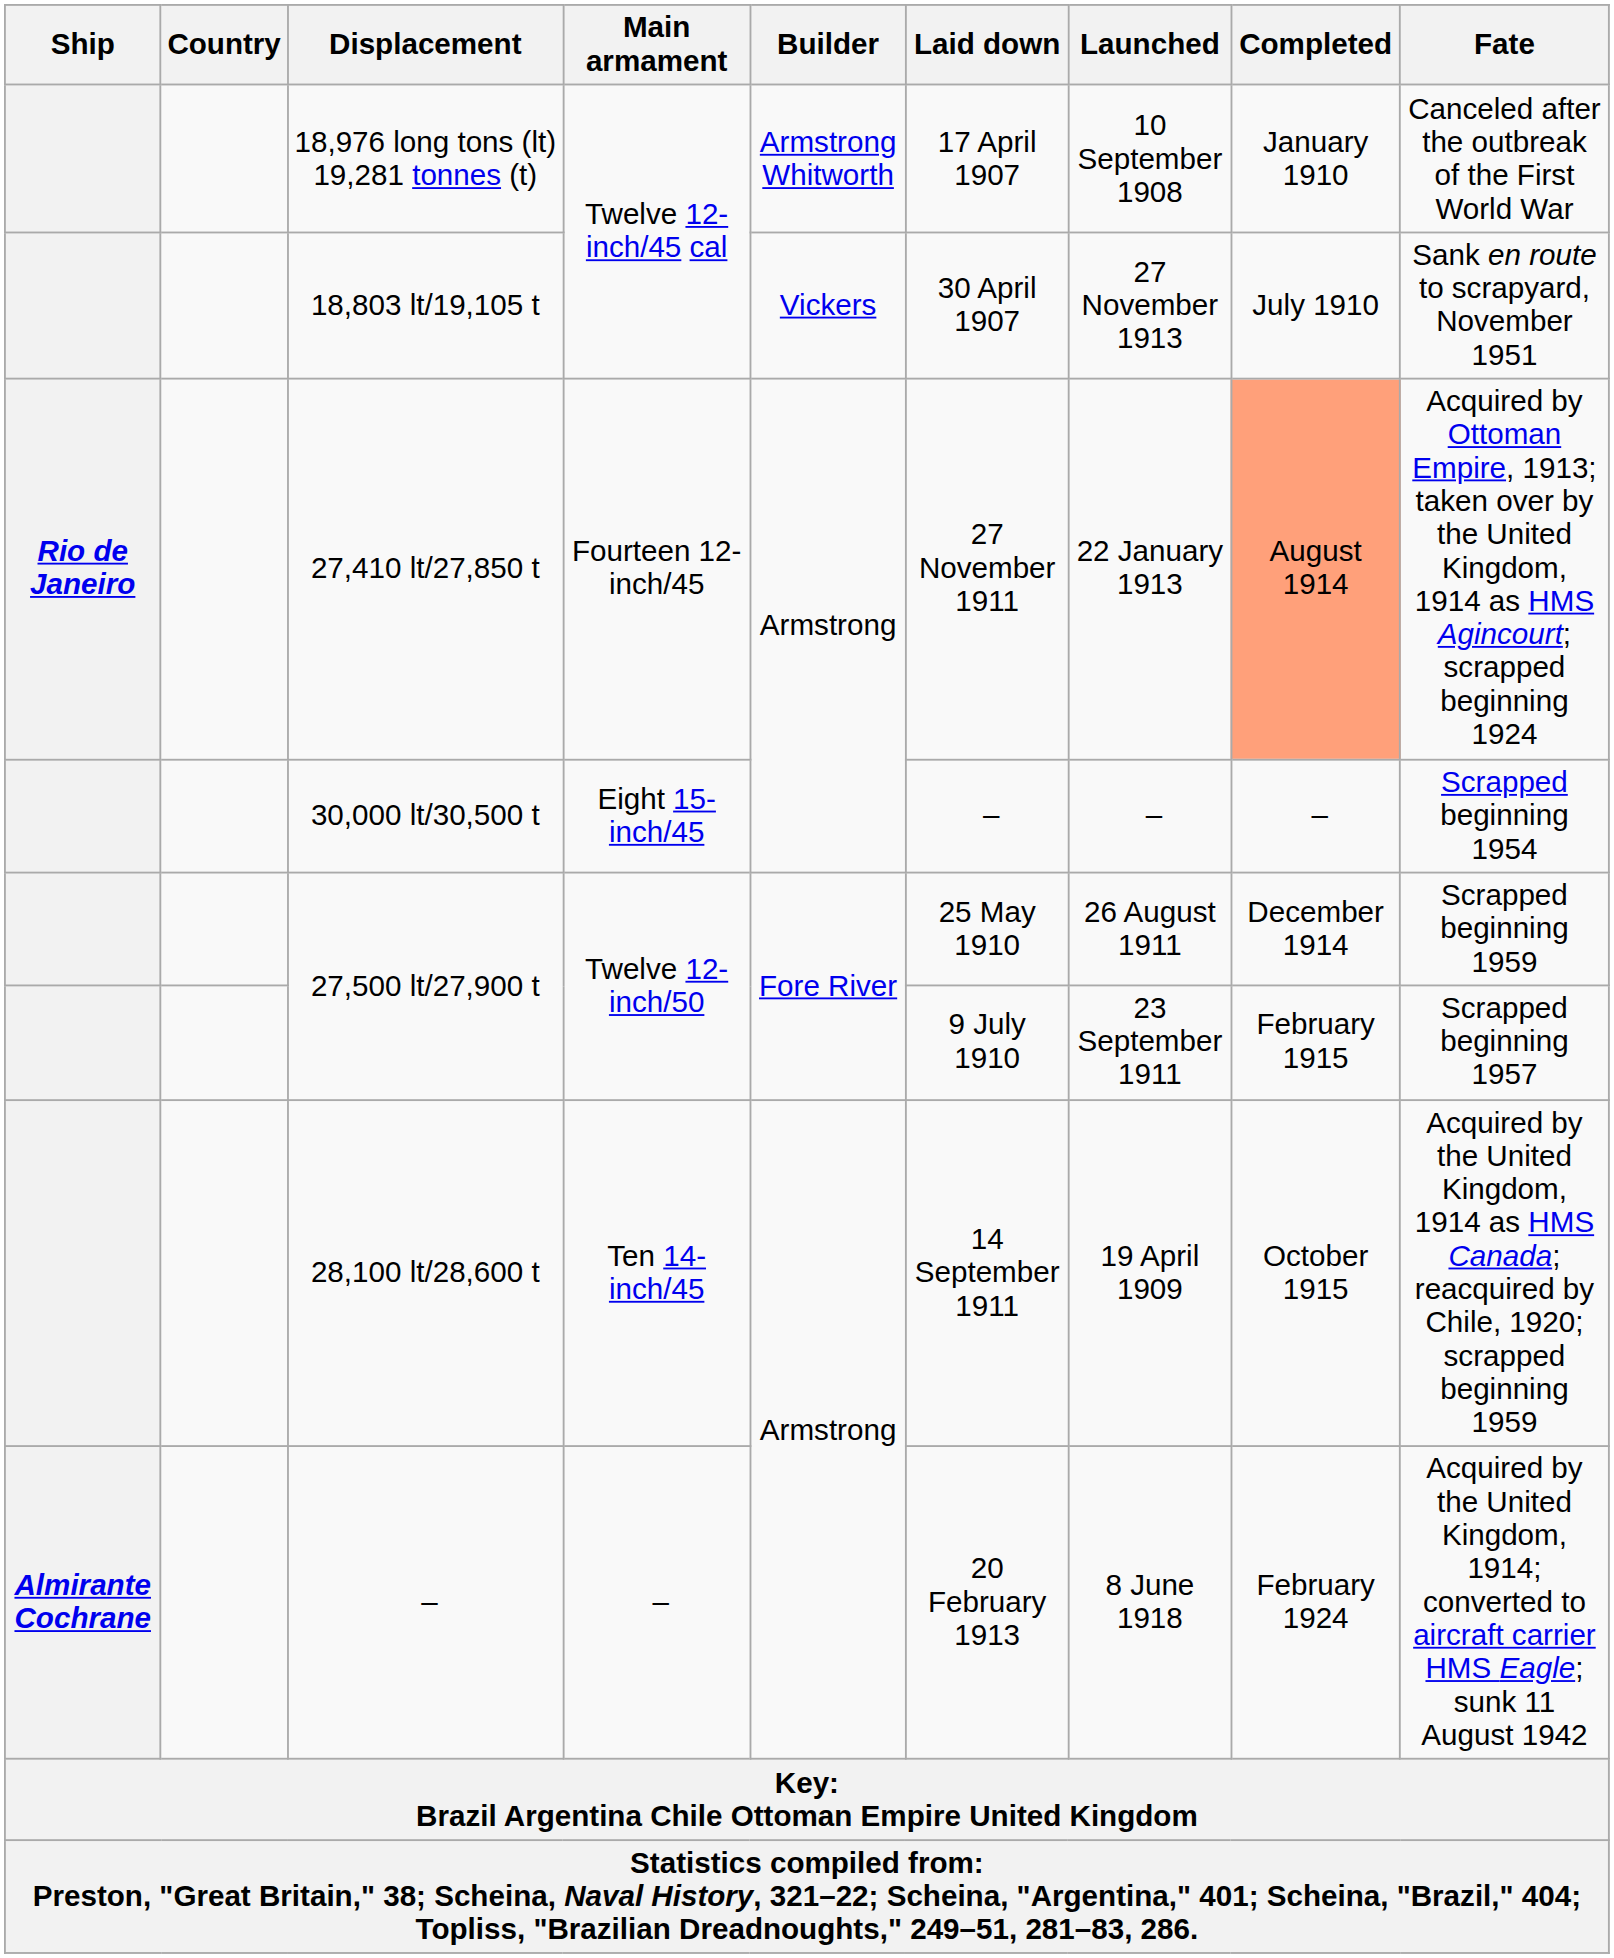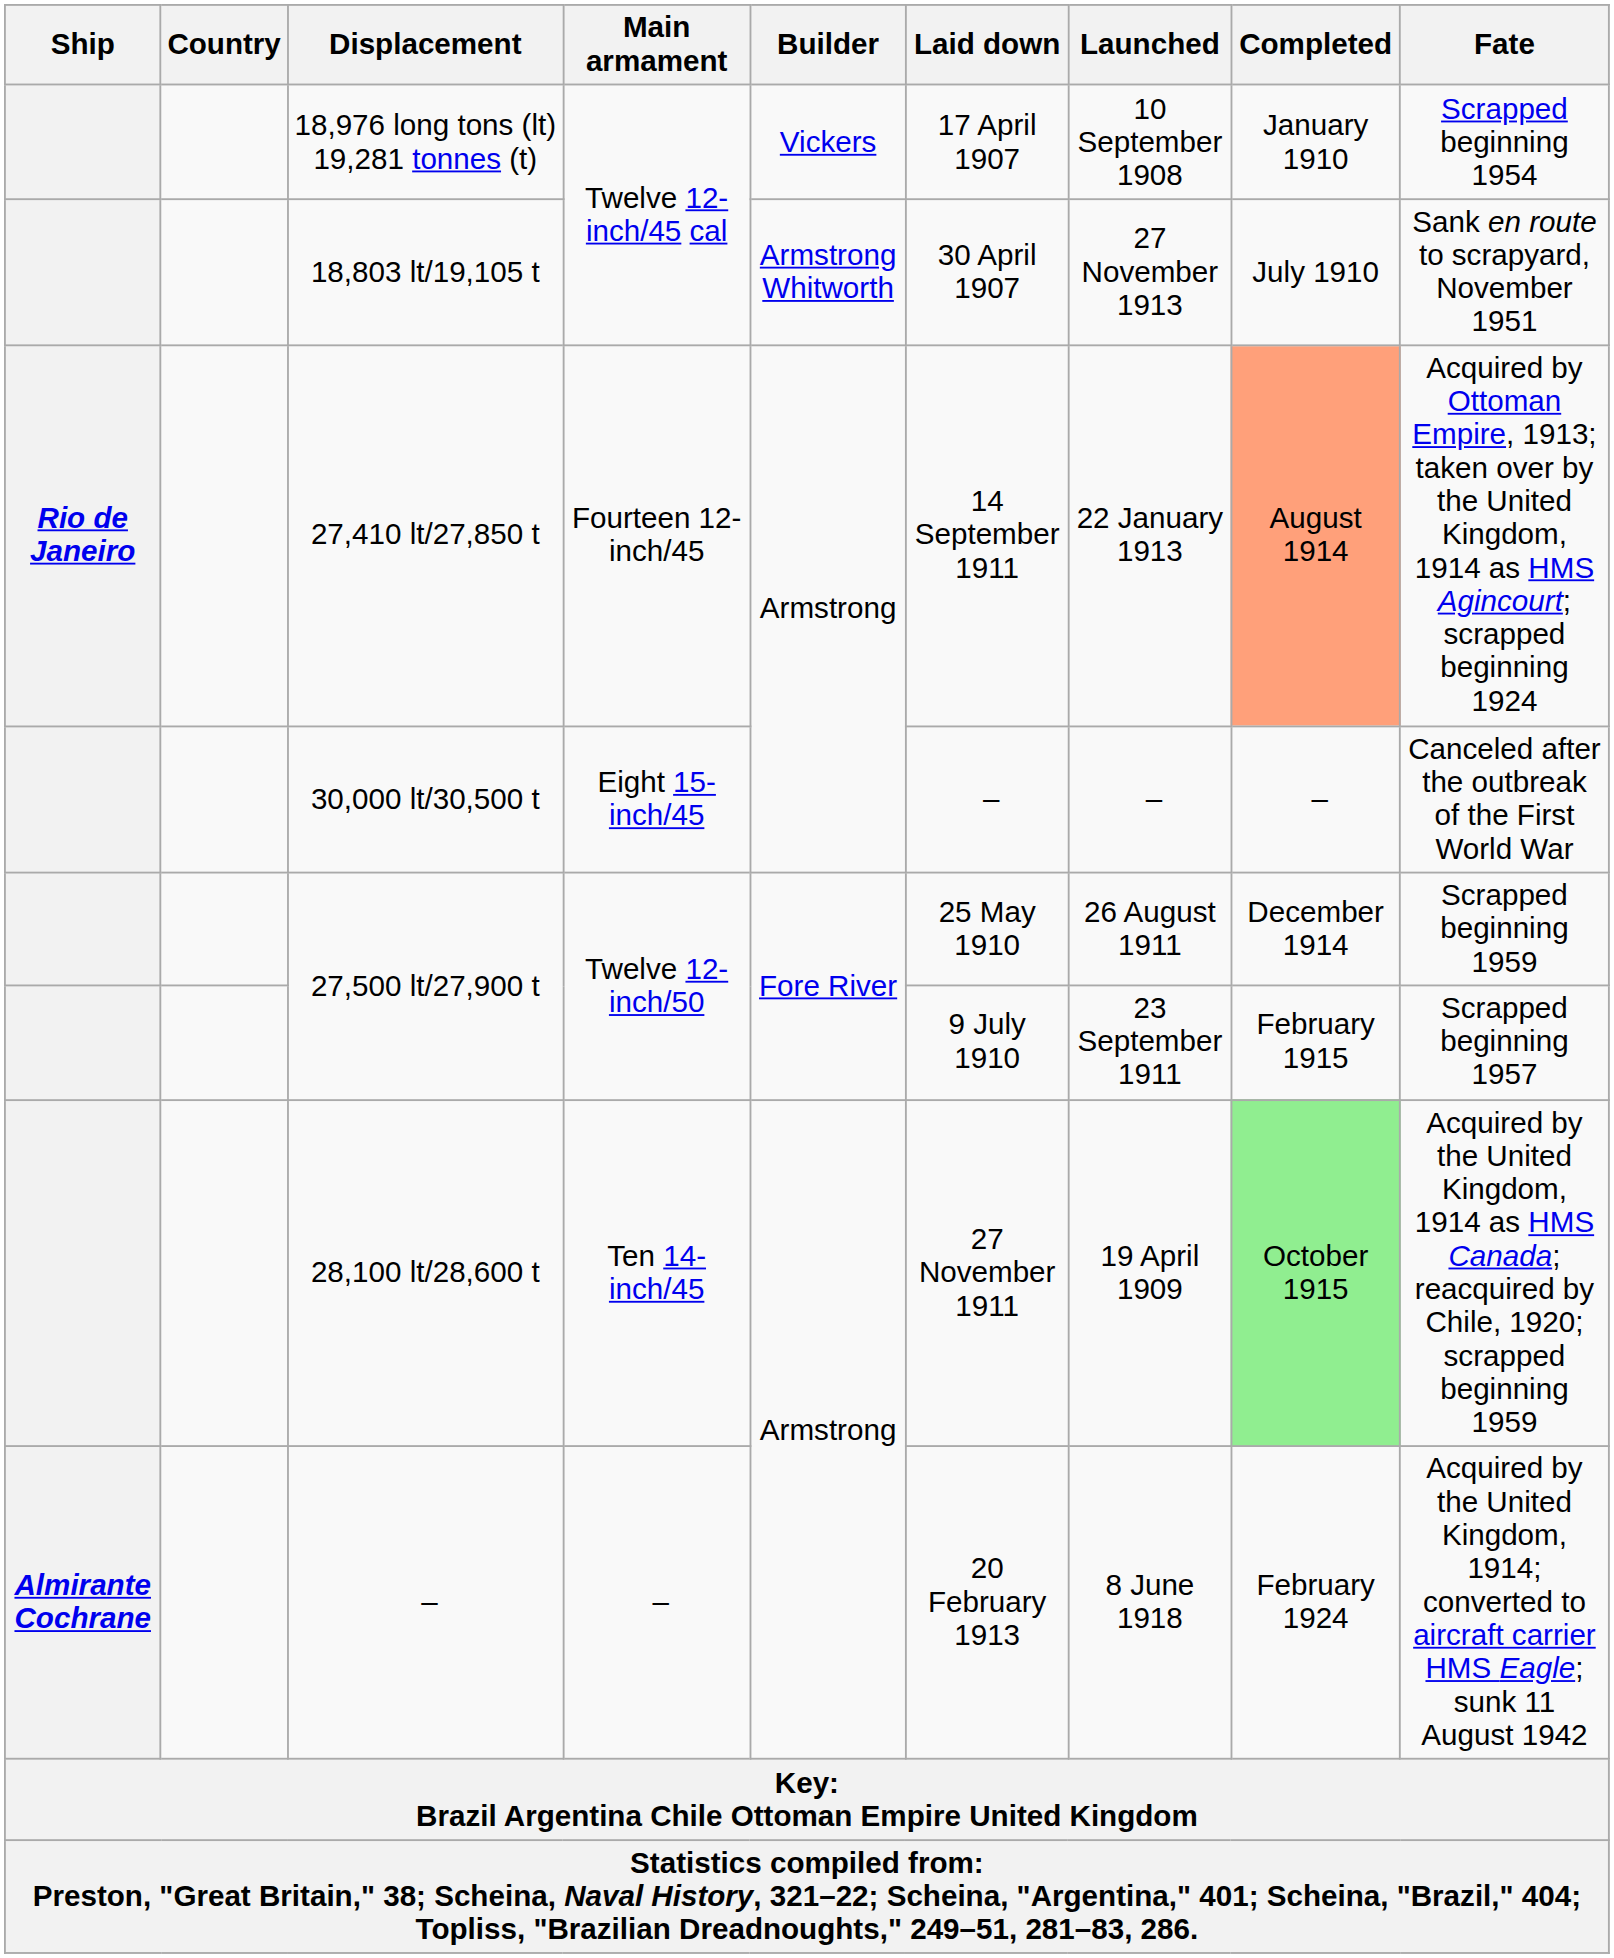(828, 158) Armstrong Whitworth -> (828, 141) Vickers
(1504, 158) Canceled after the outbreak of the First World War -> (1504, 141) Scrapped beginning 1954
(828, 305) Vickers -> (828, 271) Armstrong Whitworth
(987, 568) 27 November 1911 -> (987, 535) 14 September 1911
(1504, 815) Scrapped beginning 1954 -> (1504, 798) Canceled after the outbreak of the First World War
(987, 1272) 14 September 1911 -> (987, 1272) 27 November 1911
(1316, 1272) no background -> (1316, 1272) lightgreen background
